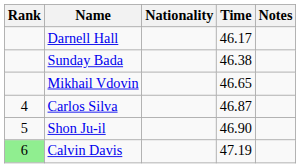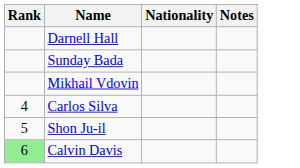- column: (236, 15)
